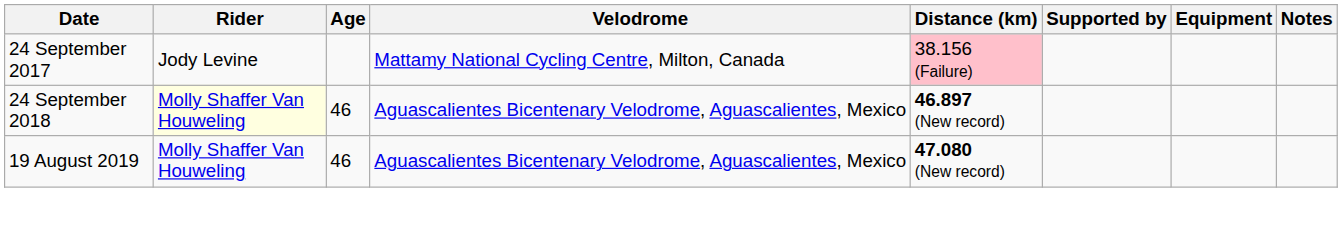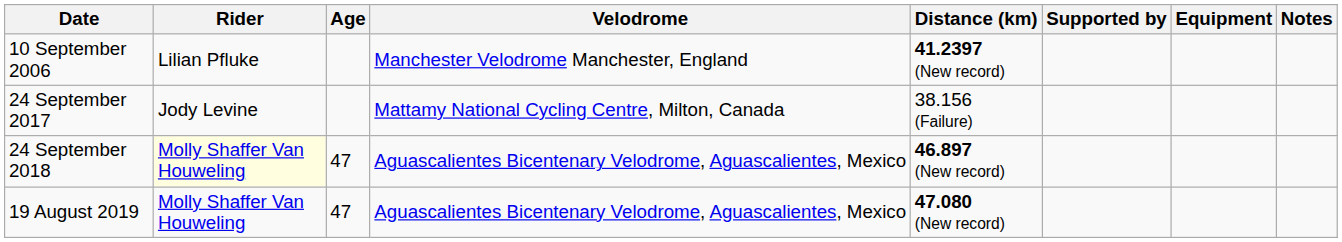+ row: (68, 59)
(944, 59) pink background -> (944, 110) no background
(341, 110) 46 -> (341, 161) 47
(341, 161) 46 -> (341, 211) 47
